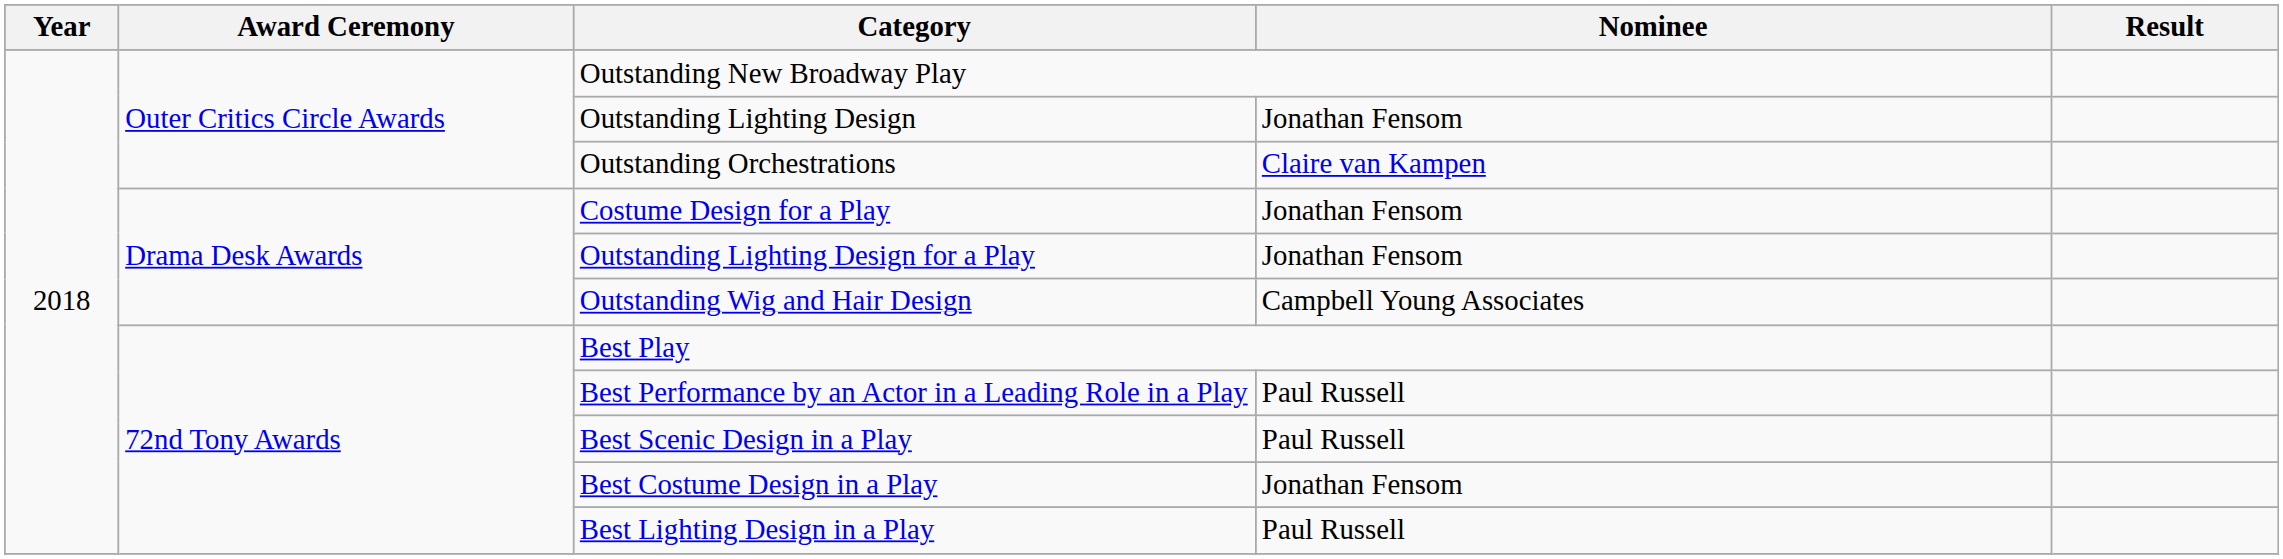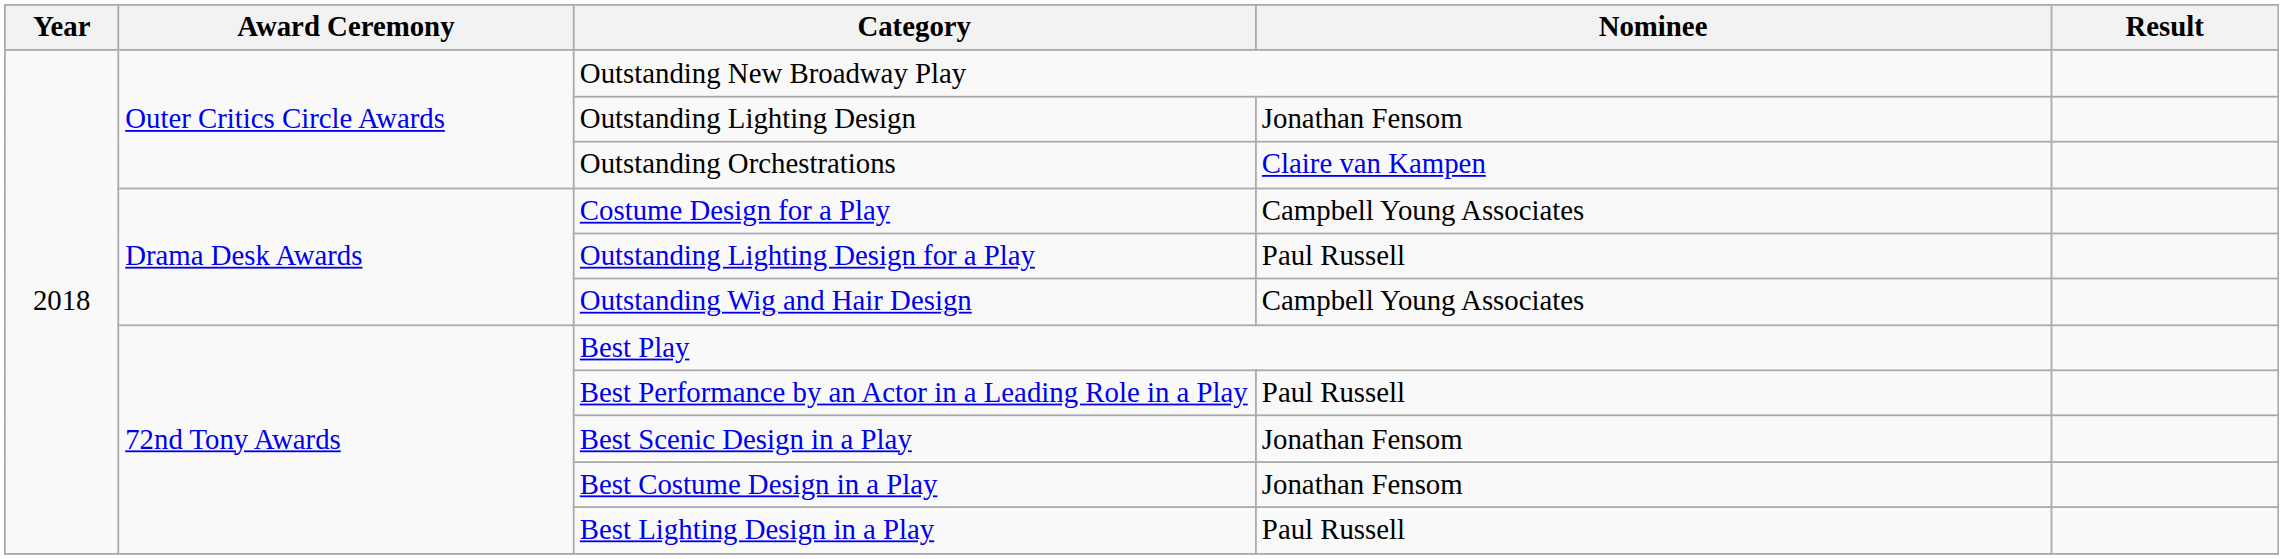(1362, 210) Jonathan Fensom -> (1423, 210) Campbell Young Associates
(1362, 255) Jonathan Fensom -> (1333, 255) Paul Russell
(1333, 438) Paul Russell -> (1362, 438) Jonathan Fensom
